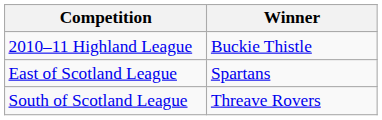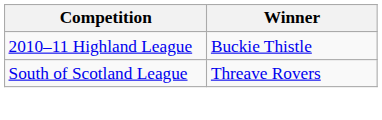- row: (93, 73)
